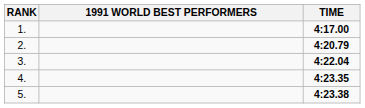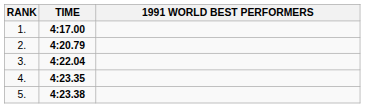columns swapped: (171, 13) <-> (332, 13)
